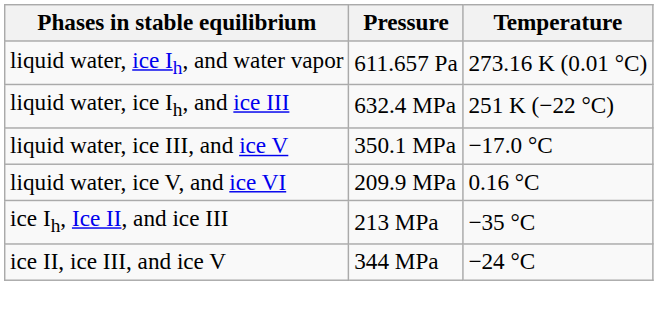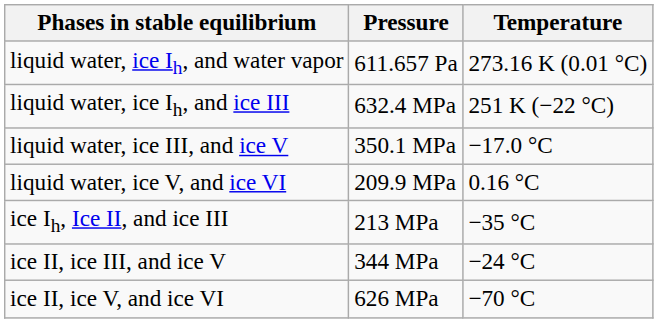+ row: (117, 298)
